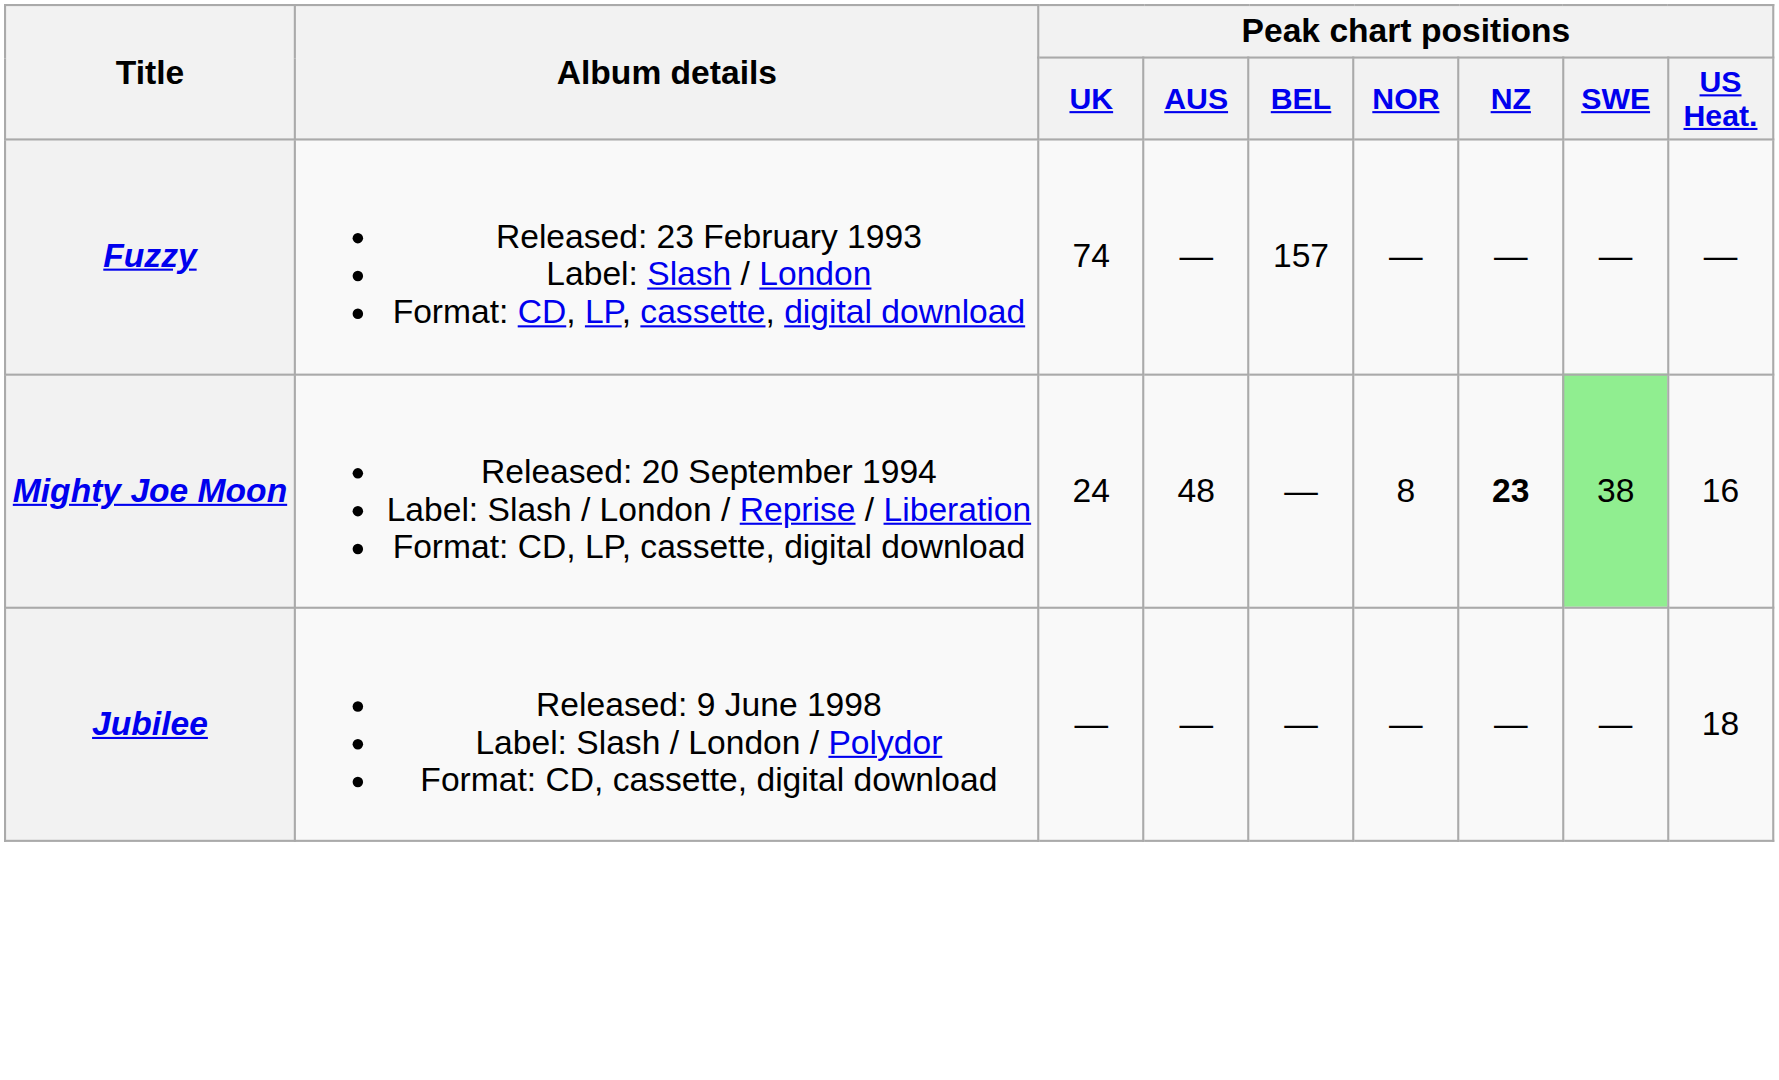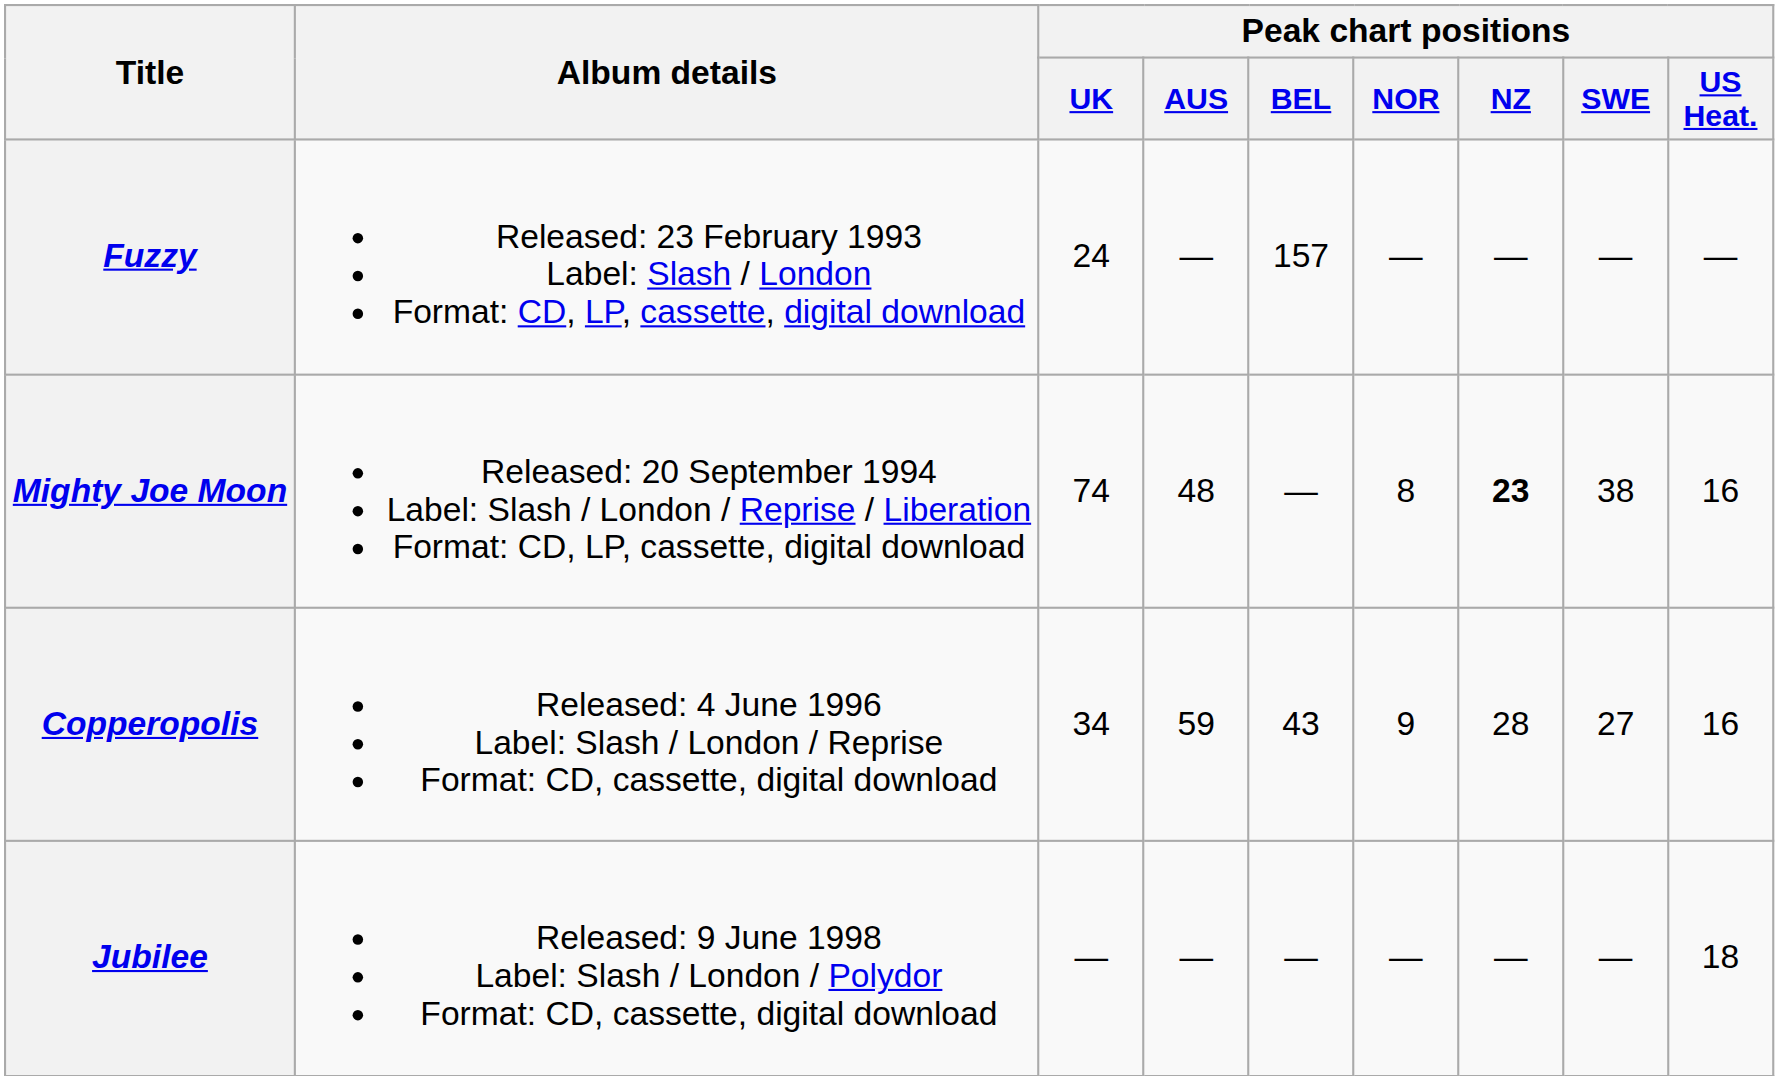(1091, 256) 74 -> (1091, 256) 24
(1091, 489) 24 -> (1091, 489) 74
(1616, 489) lightgreen background -> (1616, 489) no background
+ row: (150, 723)
